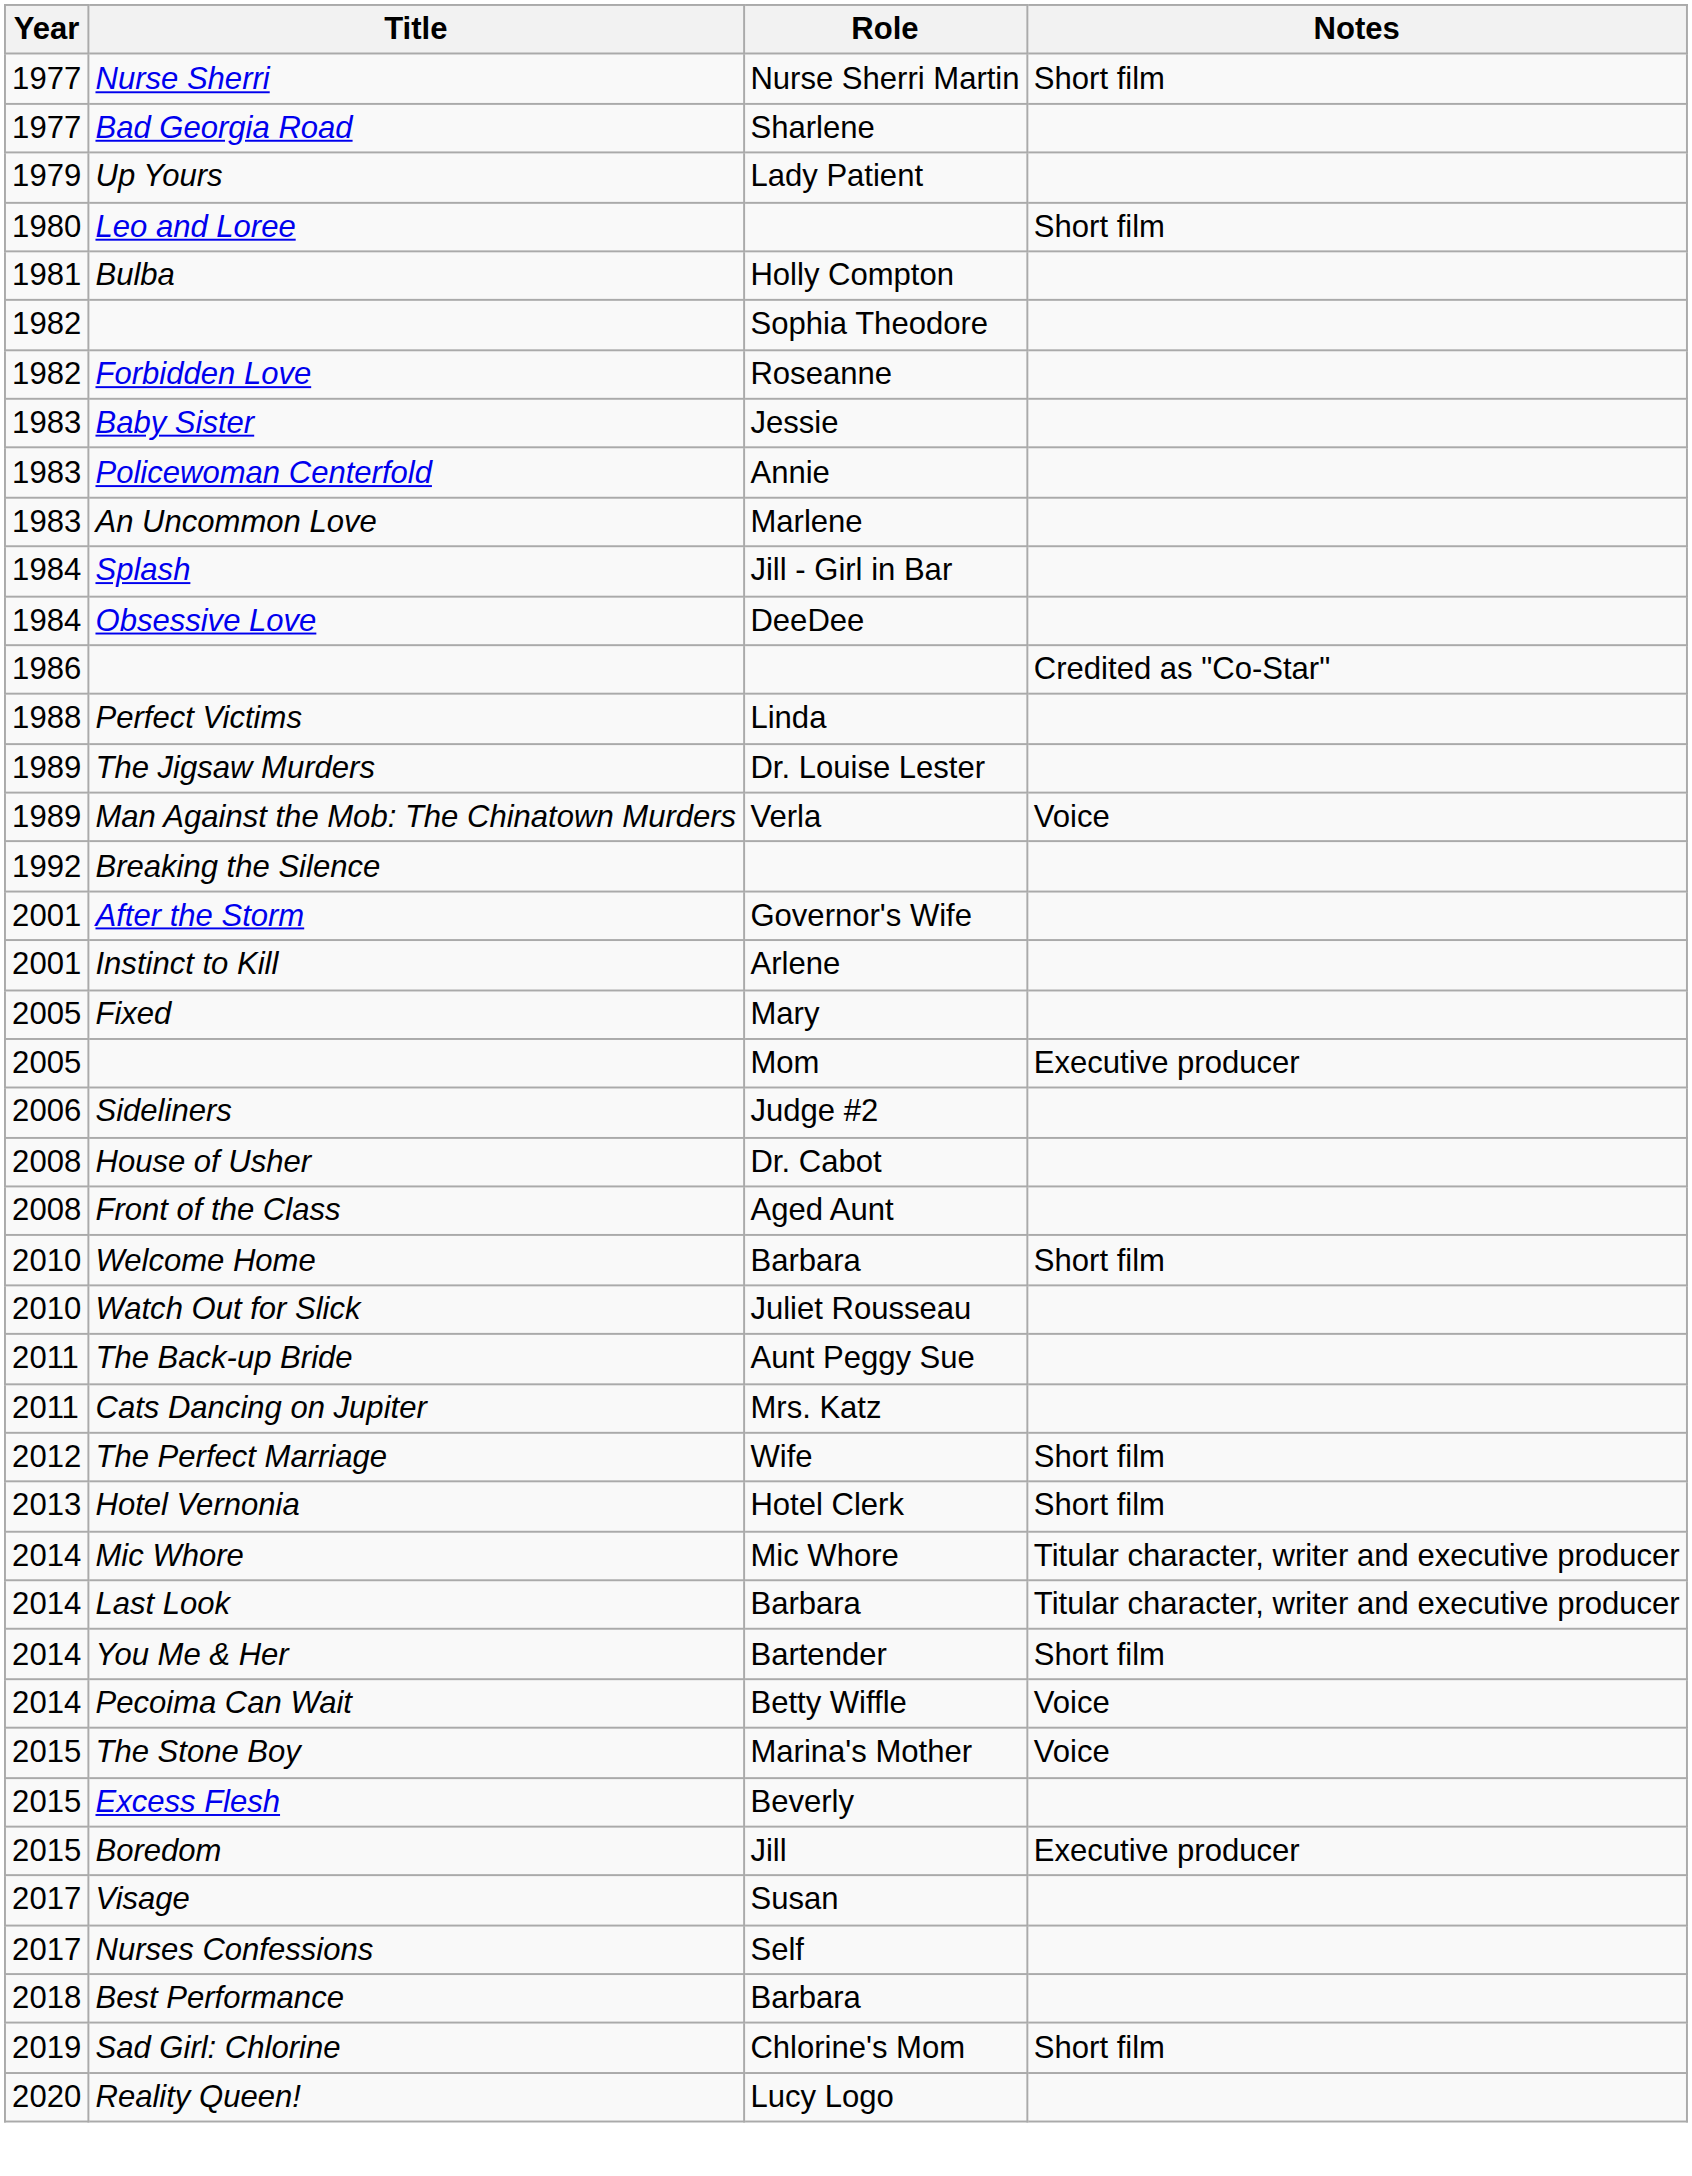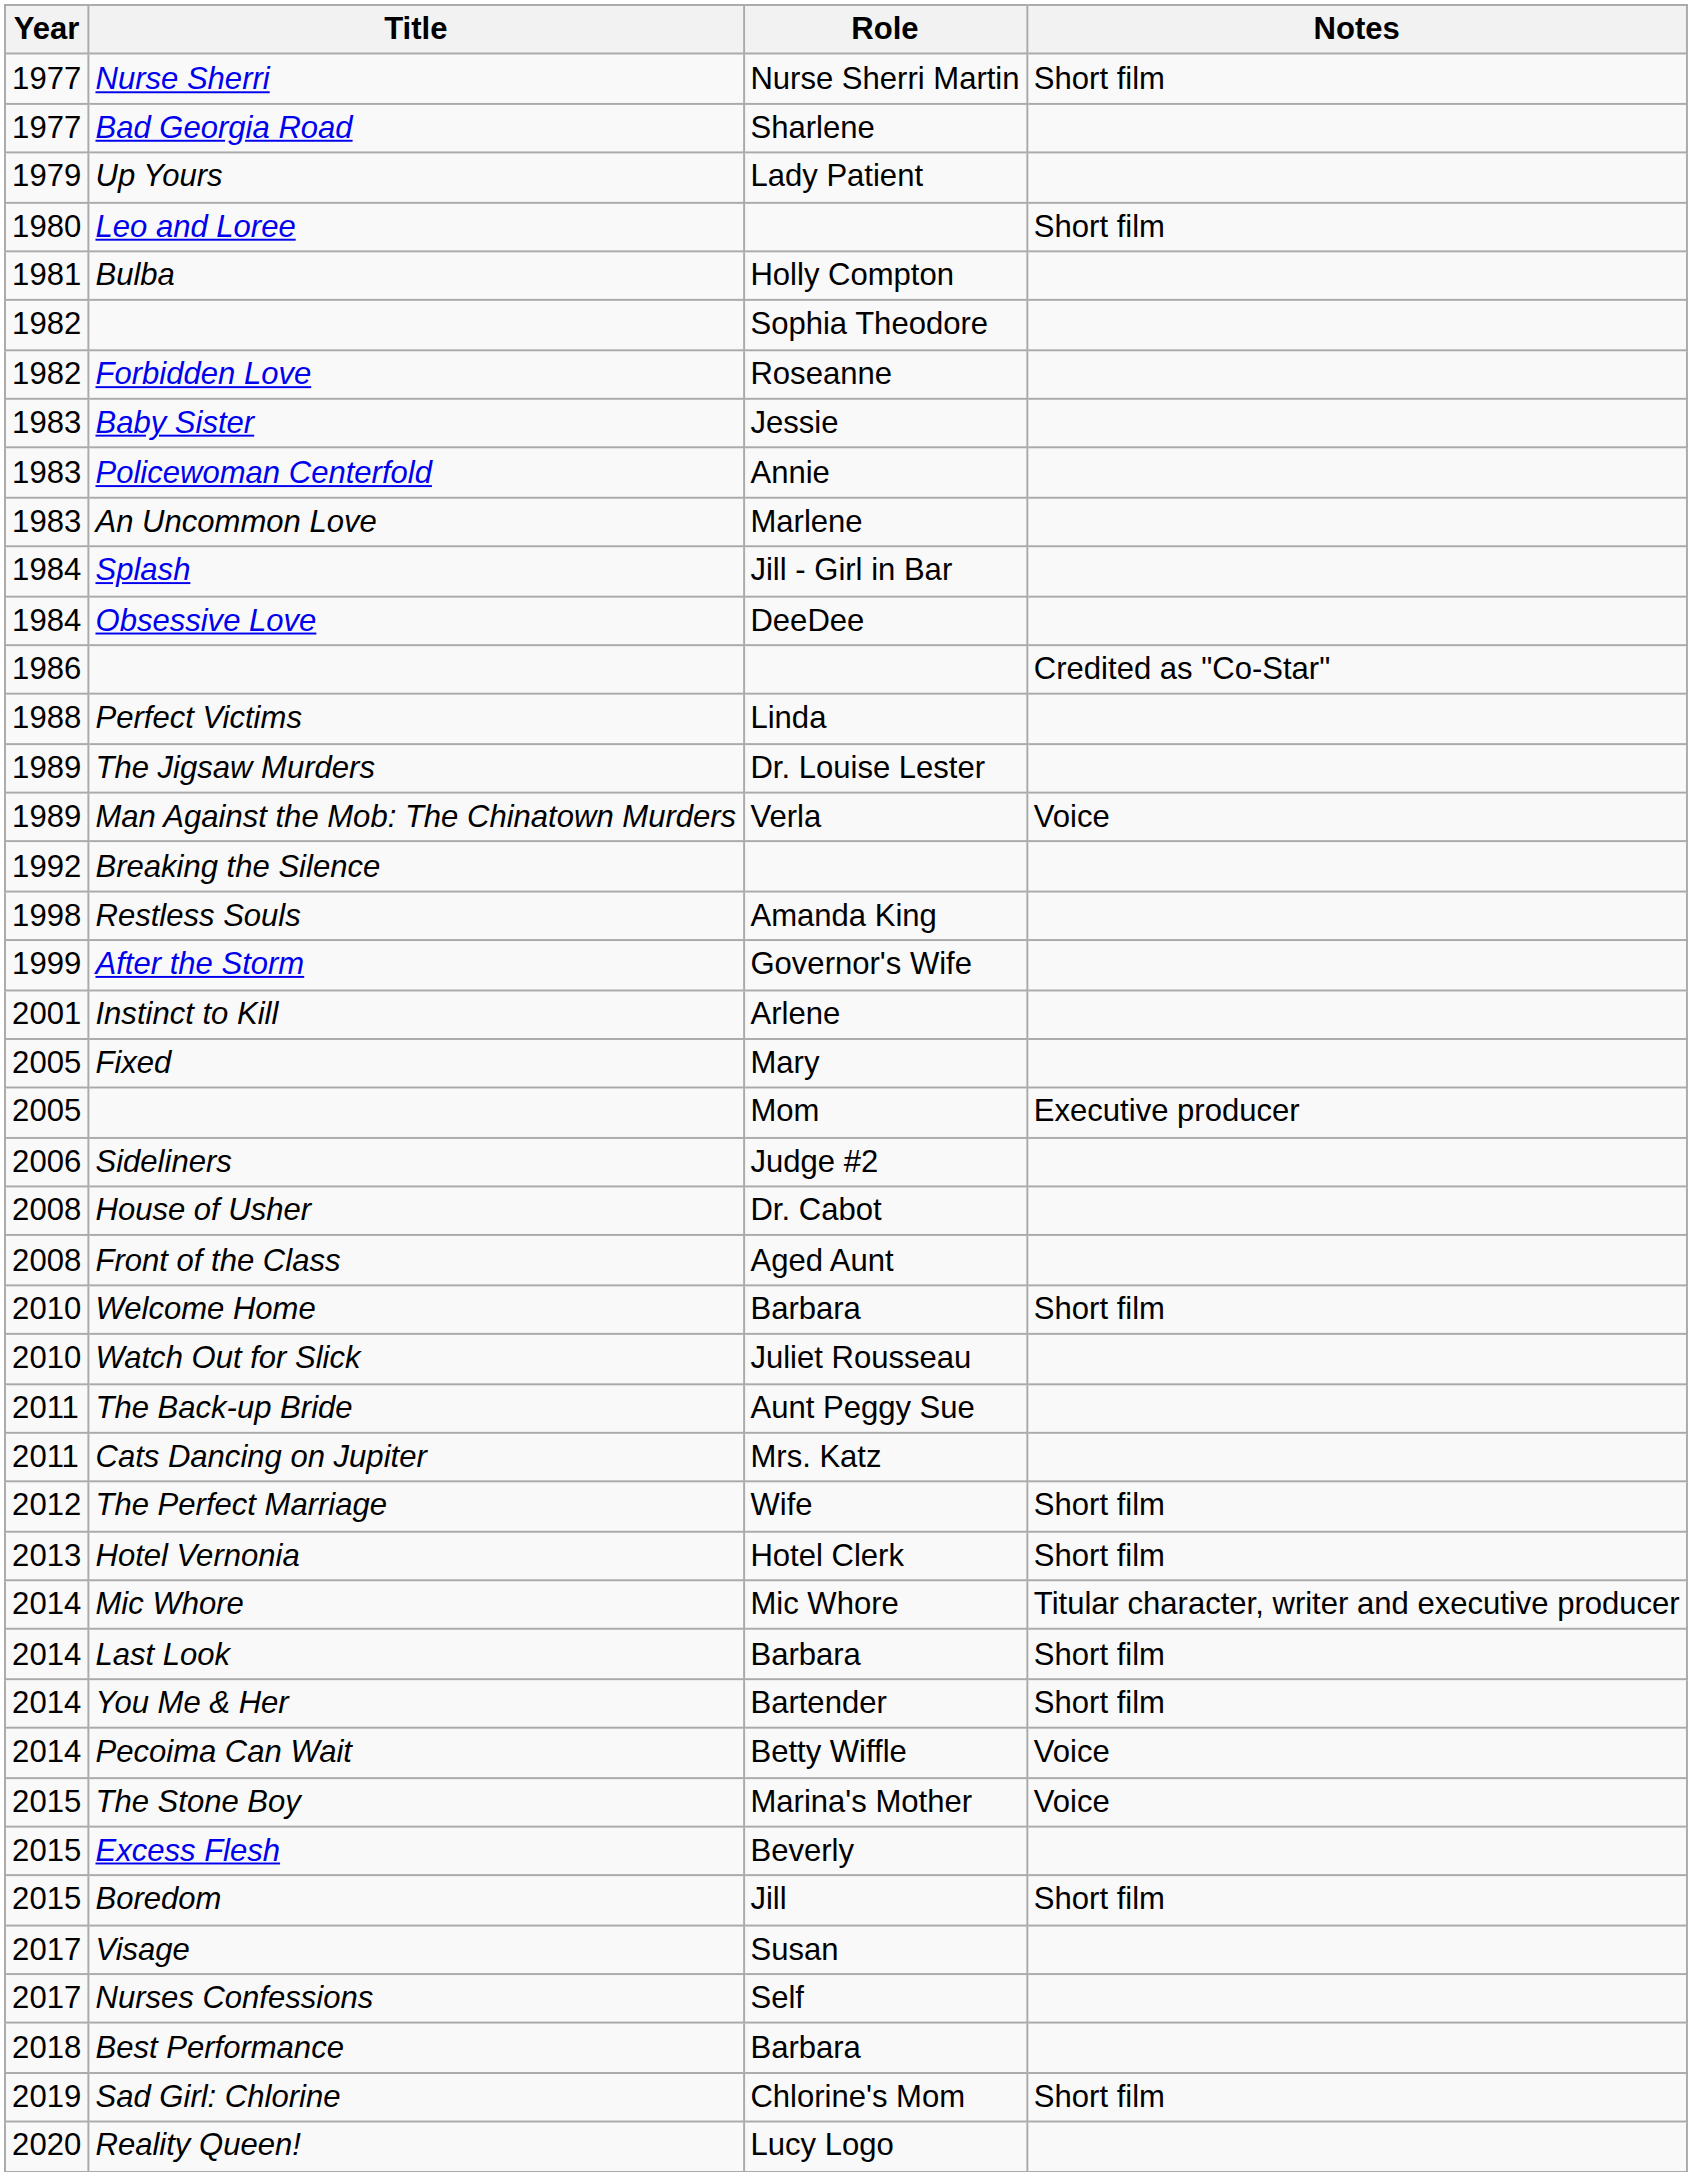+ row: (198, 915)
(47, 915) 2001 -> (47, 964) 1999
(1357, 1604) Titular character, writer and executive producer -> (1099, 1653) Short film
(1167, 1850) Executive producer -> (1099, 1899) Short film
